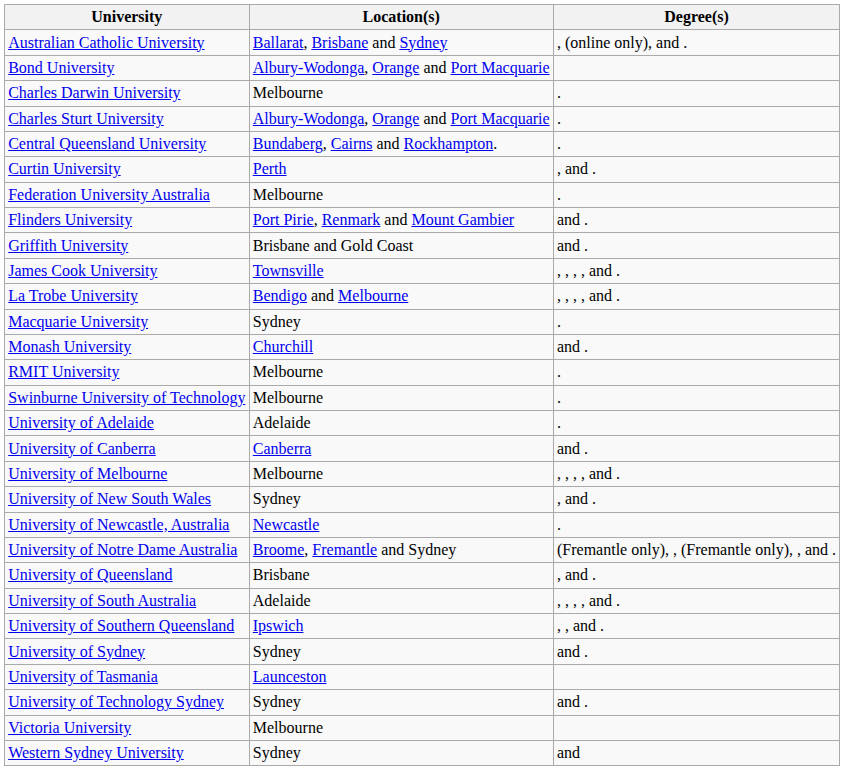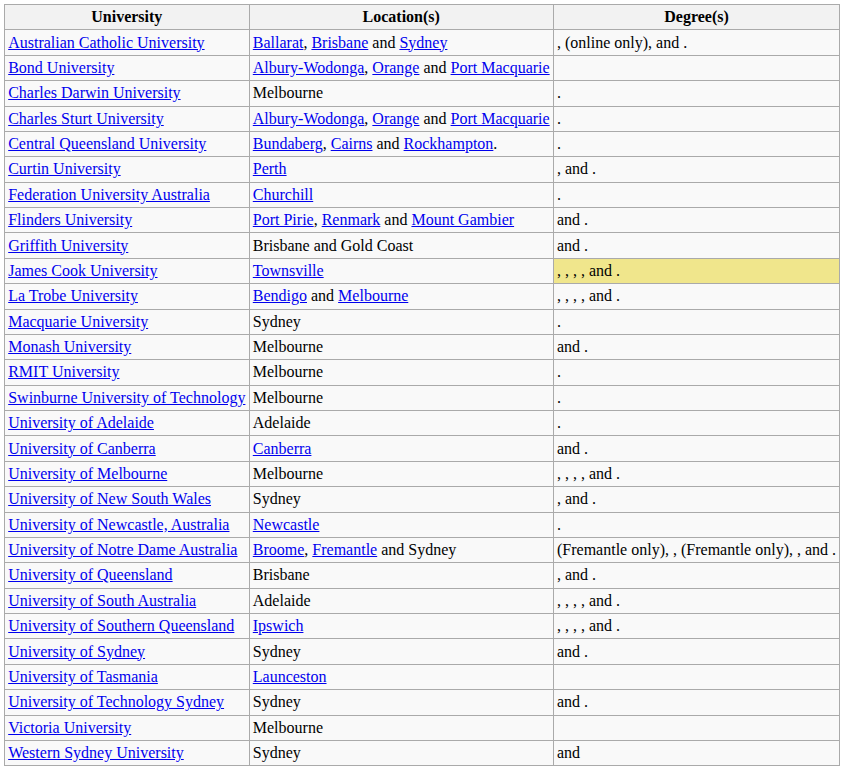(288, 194) Melbourne -> (283, 194) Churchill
(589, 270) no background -> (589, 270) khaki background
(283, 347) Churchill -> (288, 347) Melbourne
(581, 626) , , and . -> (589, 626) , , , , and .
